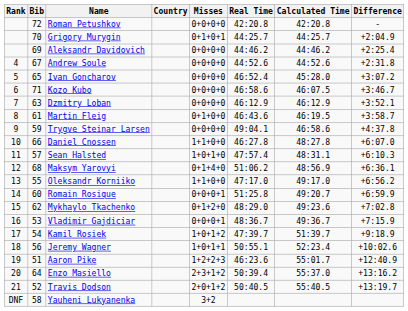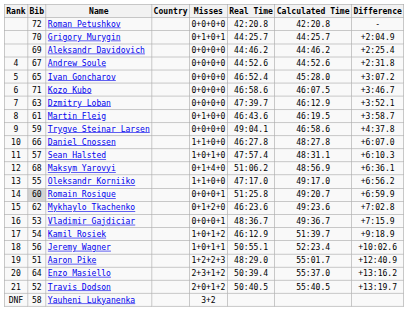(251, 103) 46:12.9 -> (251, 103) 47:39.7
(37, 195) no background -> (37, 195) lightgrey background
(251, 208) 48:29.0 -> (251, 208) 46:23.6
(251, 234) 47:39.7 -> (251, 234) 46:12.9
(251, 260) 46:23.6 -> (251, 260) 48:29.0
